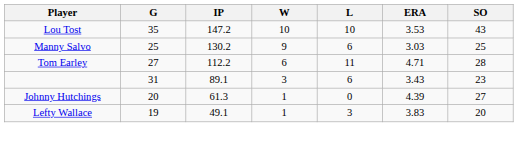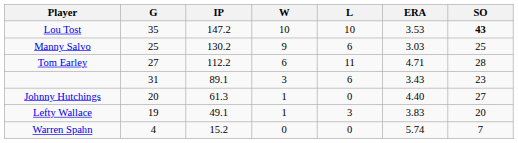(481, 29) normal -> (481, 29) bold
(415, 96) 4.39 -> (415, 96) 4.40
+ row: (62, 130)
